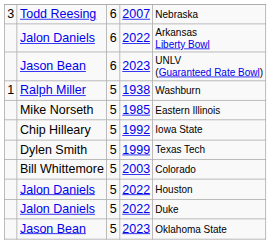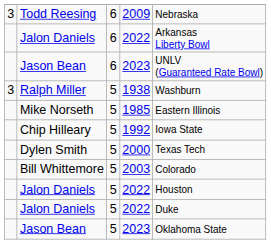(136, 14) 2007 -> (136, 14) 2009
(11, 90) 1 -> (11, 90) 3
(136, 149) 1999 -> (136, 149) 2000
